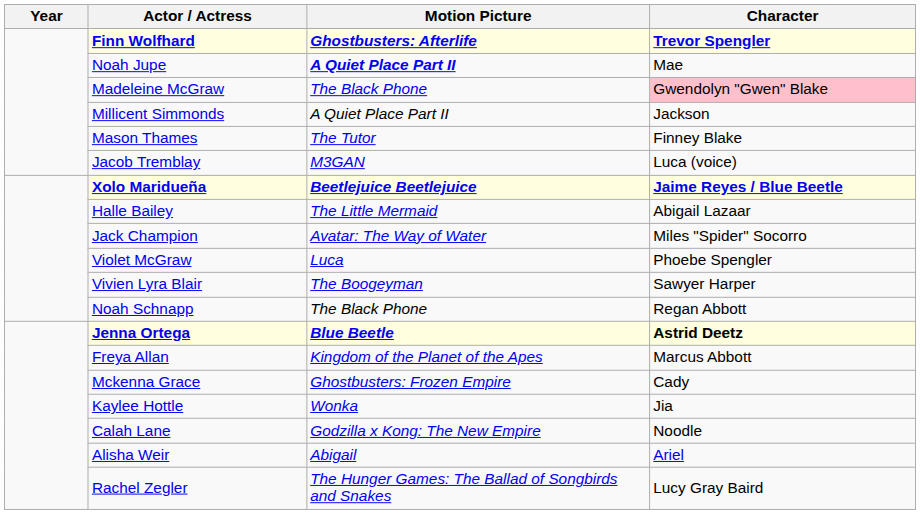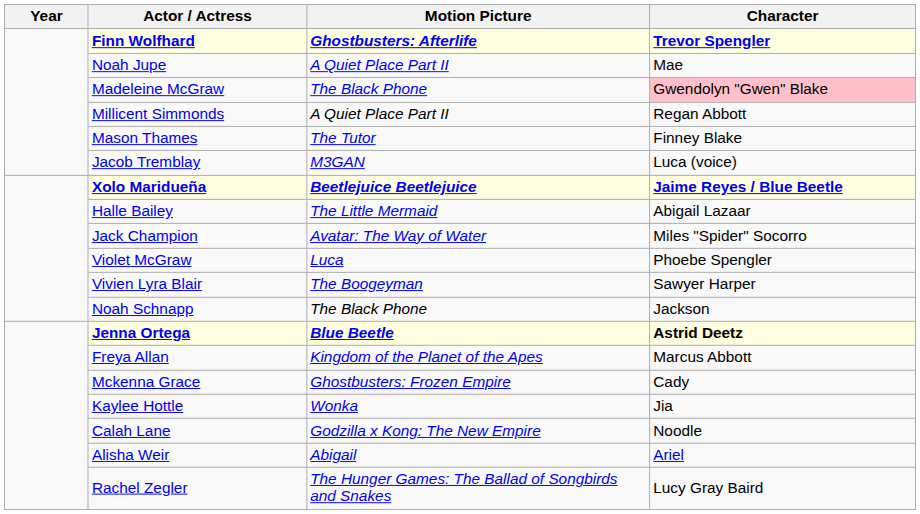(383, 65) bold -> (379, 65) normal
(681, 114) Jackson -> (700, 114) Regan Abbott
(700, 308) Regan Abbott -> (681, 308) Jackson
